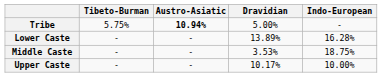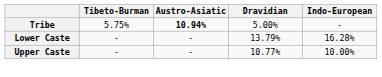(265, 38) 13.89% -> (265, 38) 13.79%
- row: (42, 52)
(265, 65) 10.17% -> (265, 52) 10.77%
